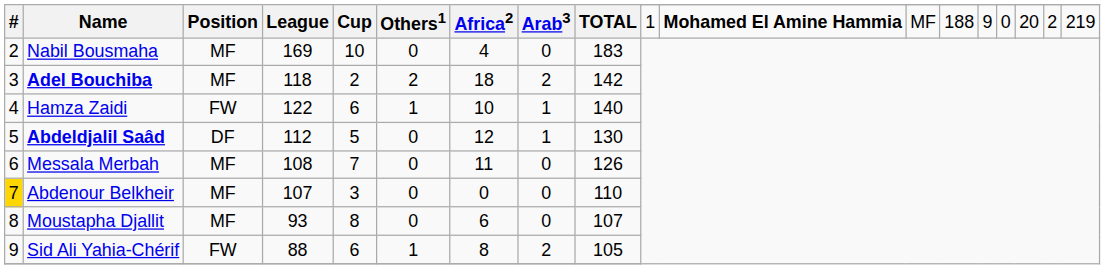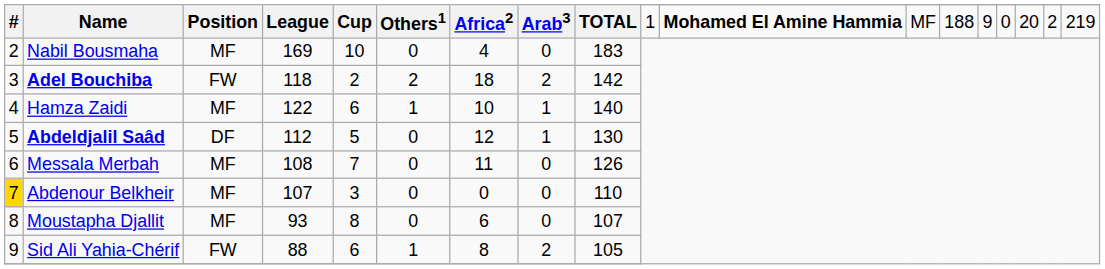(223, 80) MF -> (223, 80) FW
(223, 108) FW -> (223, 108) MF
